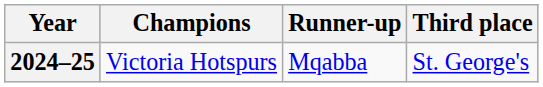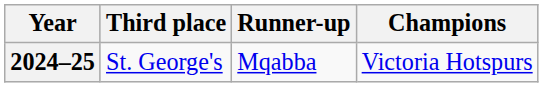columns swapped: (192, 23) <-> (473, 23)
